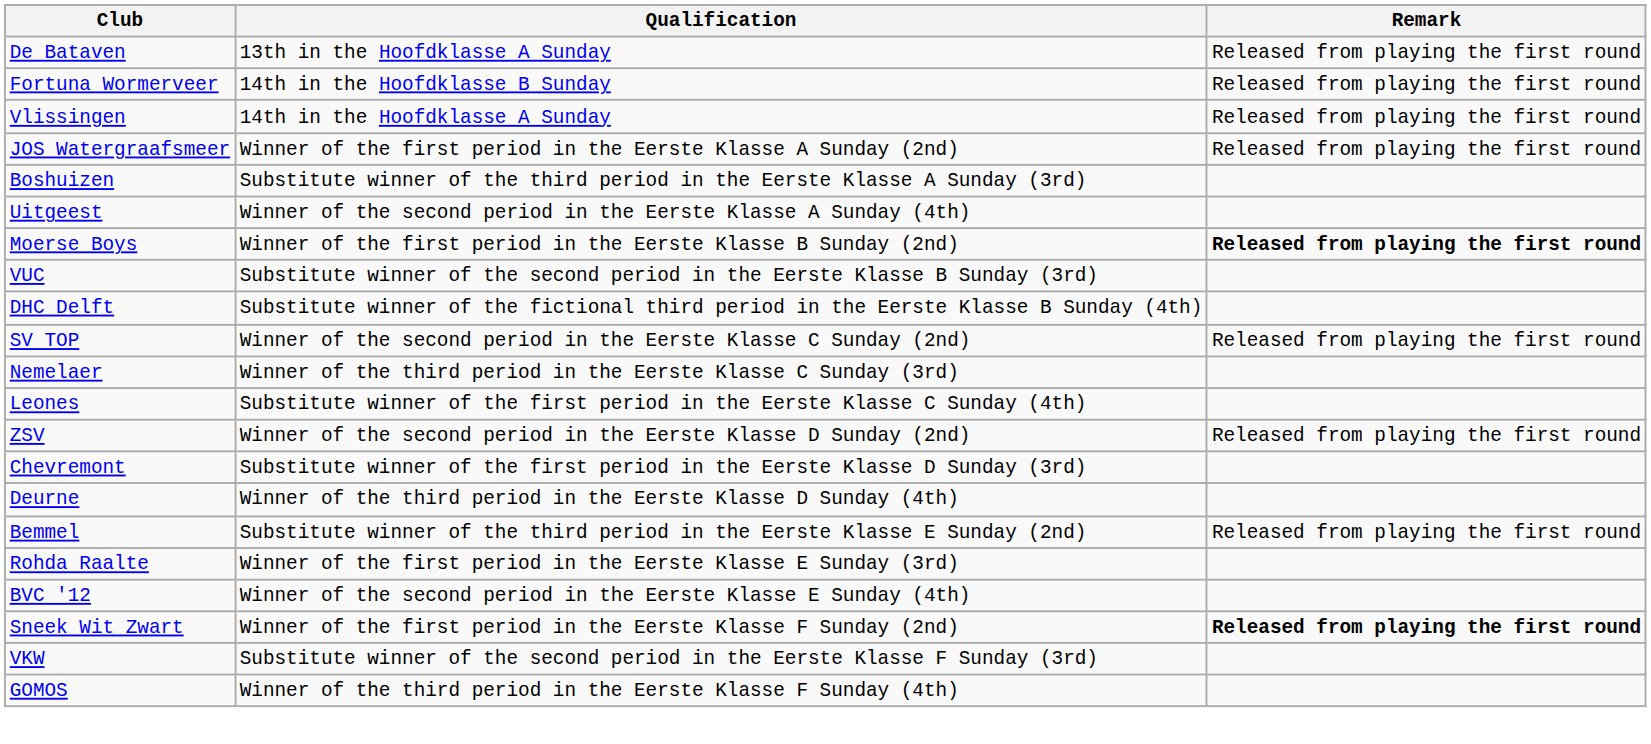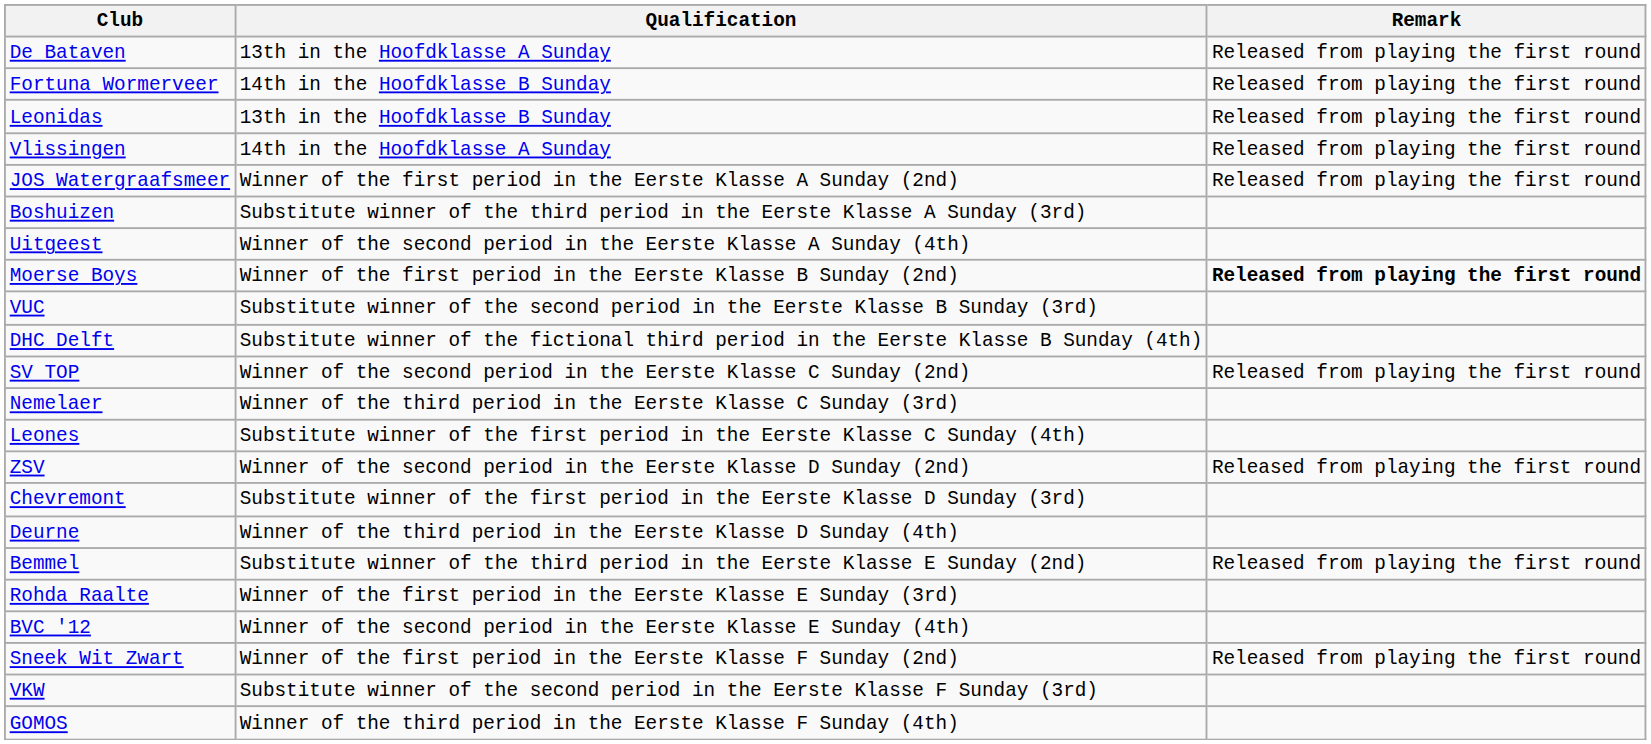+ row: (56, 117)
(1426, 628) bold -> (1426, 659) normal
